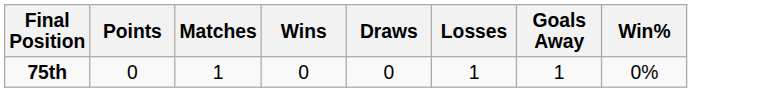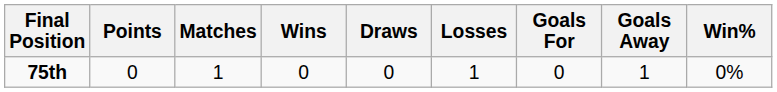+ column: (559, 31)
